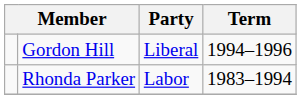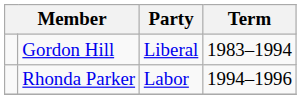(249, 49) 1994–1996 -> (249, 49) 1983–1994
(249, 79) 1983–1994 -> (249, 79) 1994–1996
